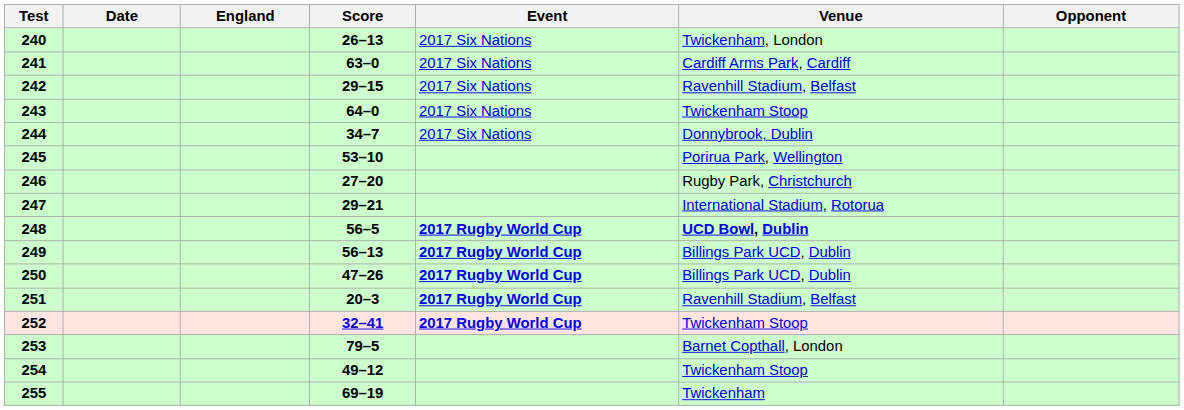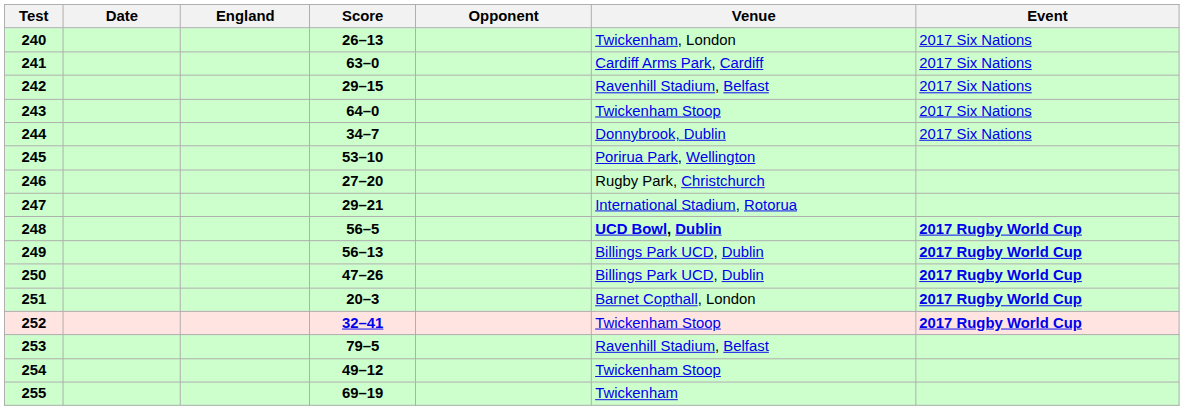columns swapped: (1091, 16) <-> (547, 16)
(769, 299) Ravenhill Stadium, Belfast -> (675, 299) Barnet Copthall, London
(762, 346) Barnet Copthall, London -> (682, 346) Ravenhill Stadium, Belfast
